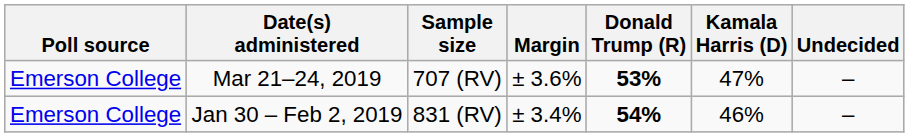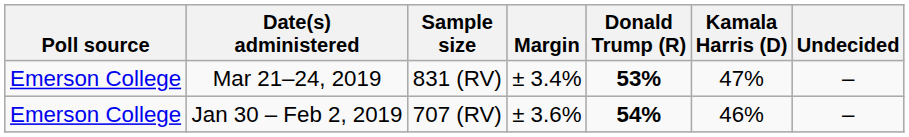(457, 79) 707 (RV) -> (457, 79) 831 (RV)
(547, 79) ± 3.6% -> (547, 79) ± 3.4%
(457, 114) 831 (RV) -> (457, 114) 707 (RV)
(547, 114) ± 3.4% -> (547, 114) ± 3.6%
